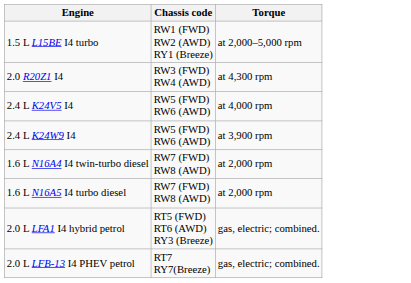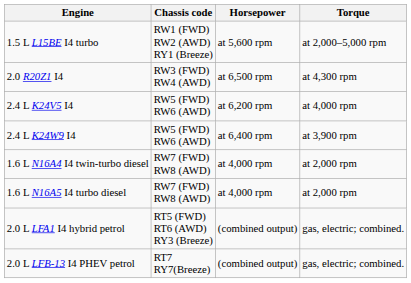+ column: (258, 13)
